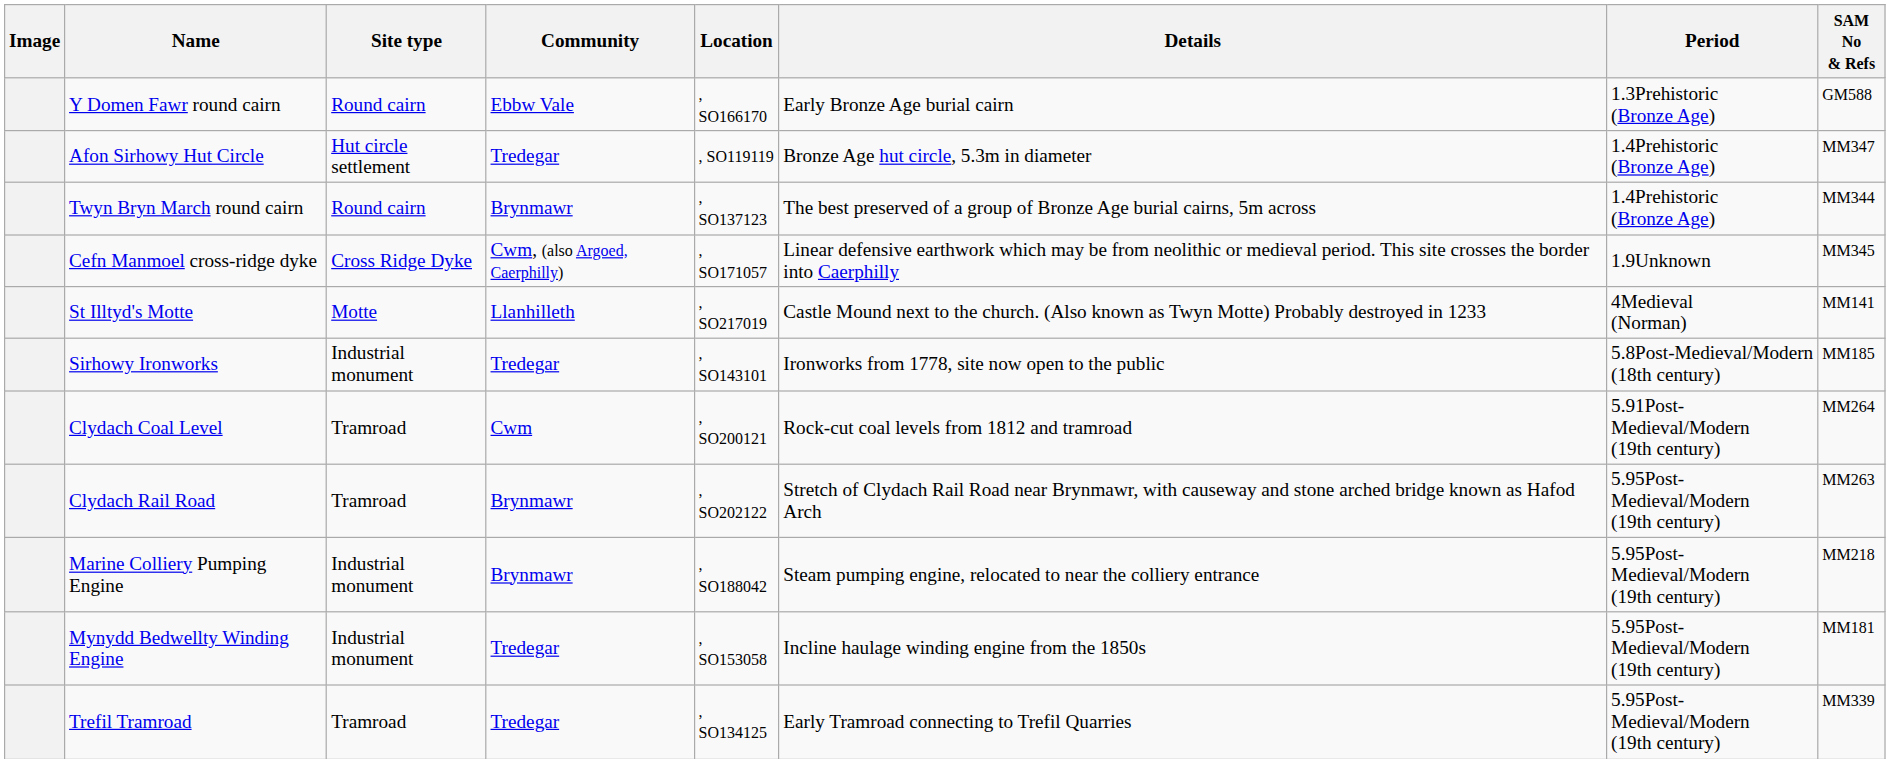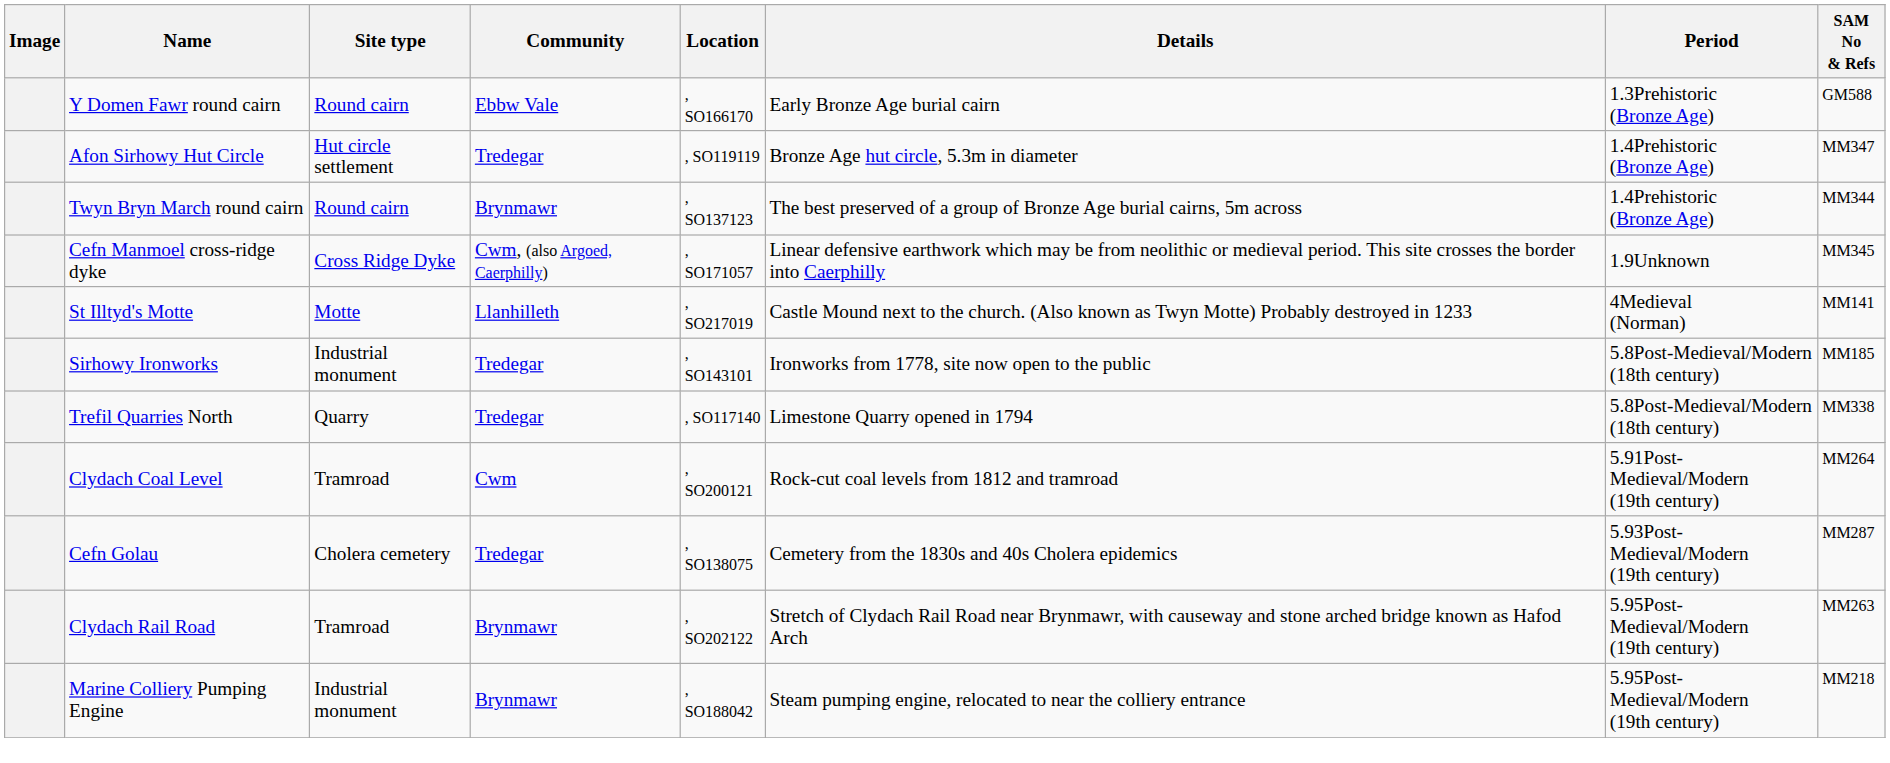+ row: (151, 416)
+ row: (114, 552)
- row: (179, 648)
- row: (130, 721)
